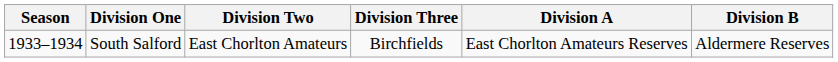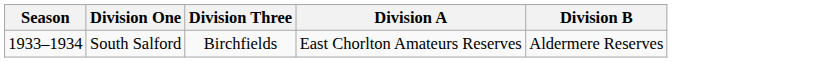- column: (268, 17)
